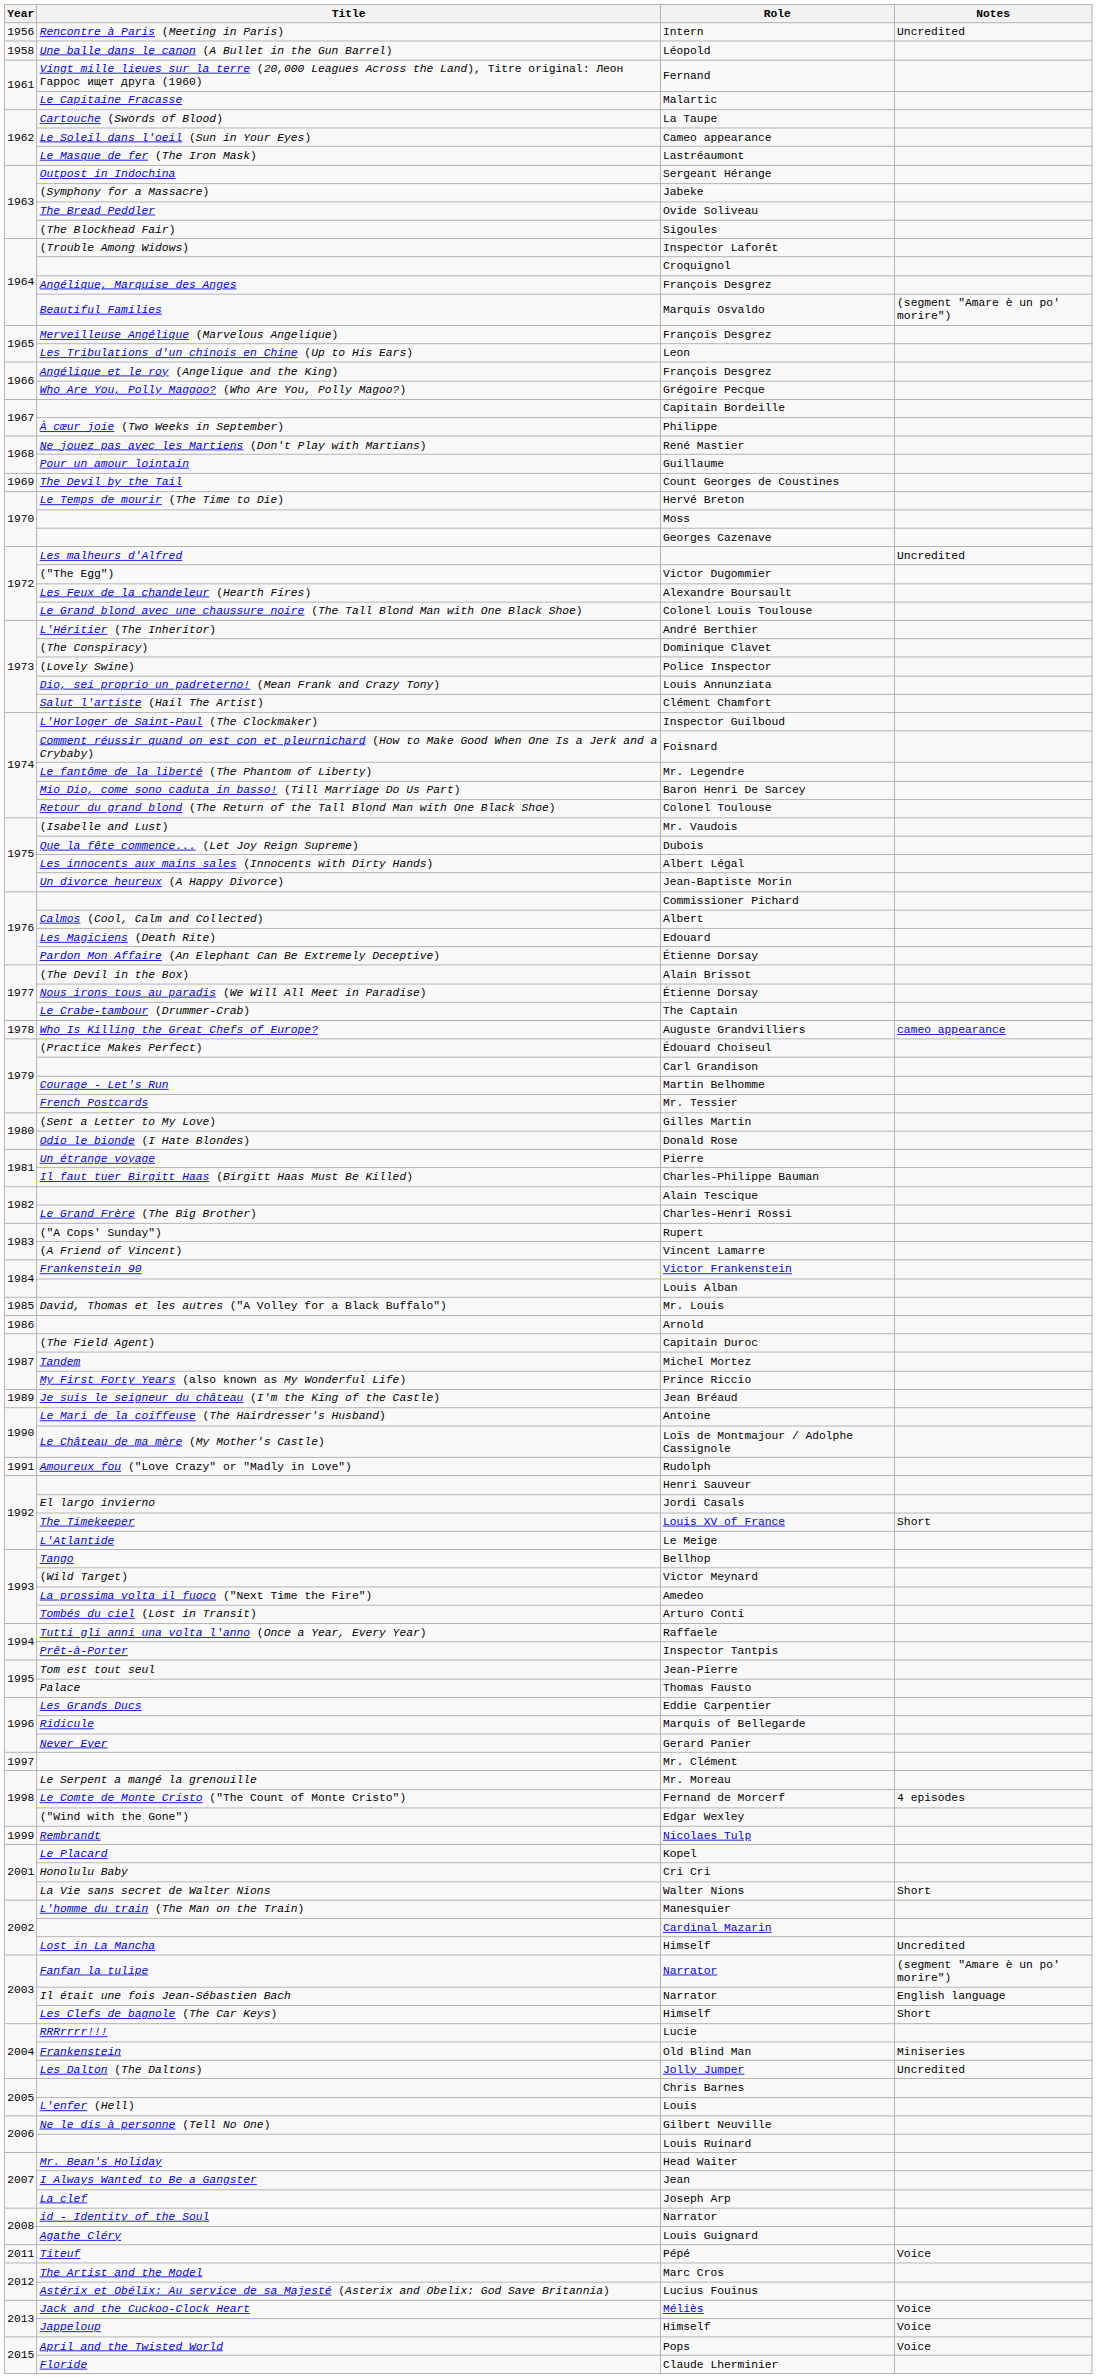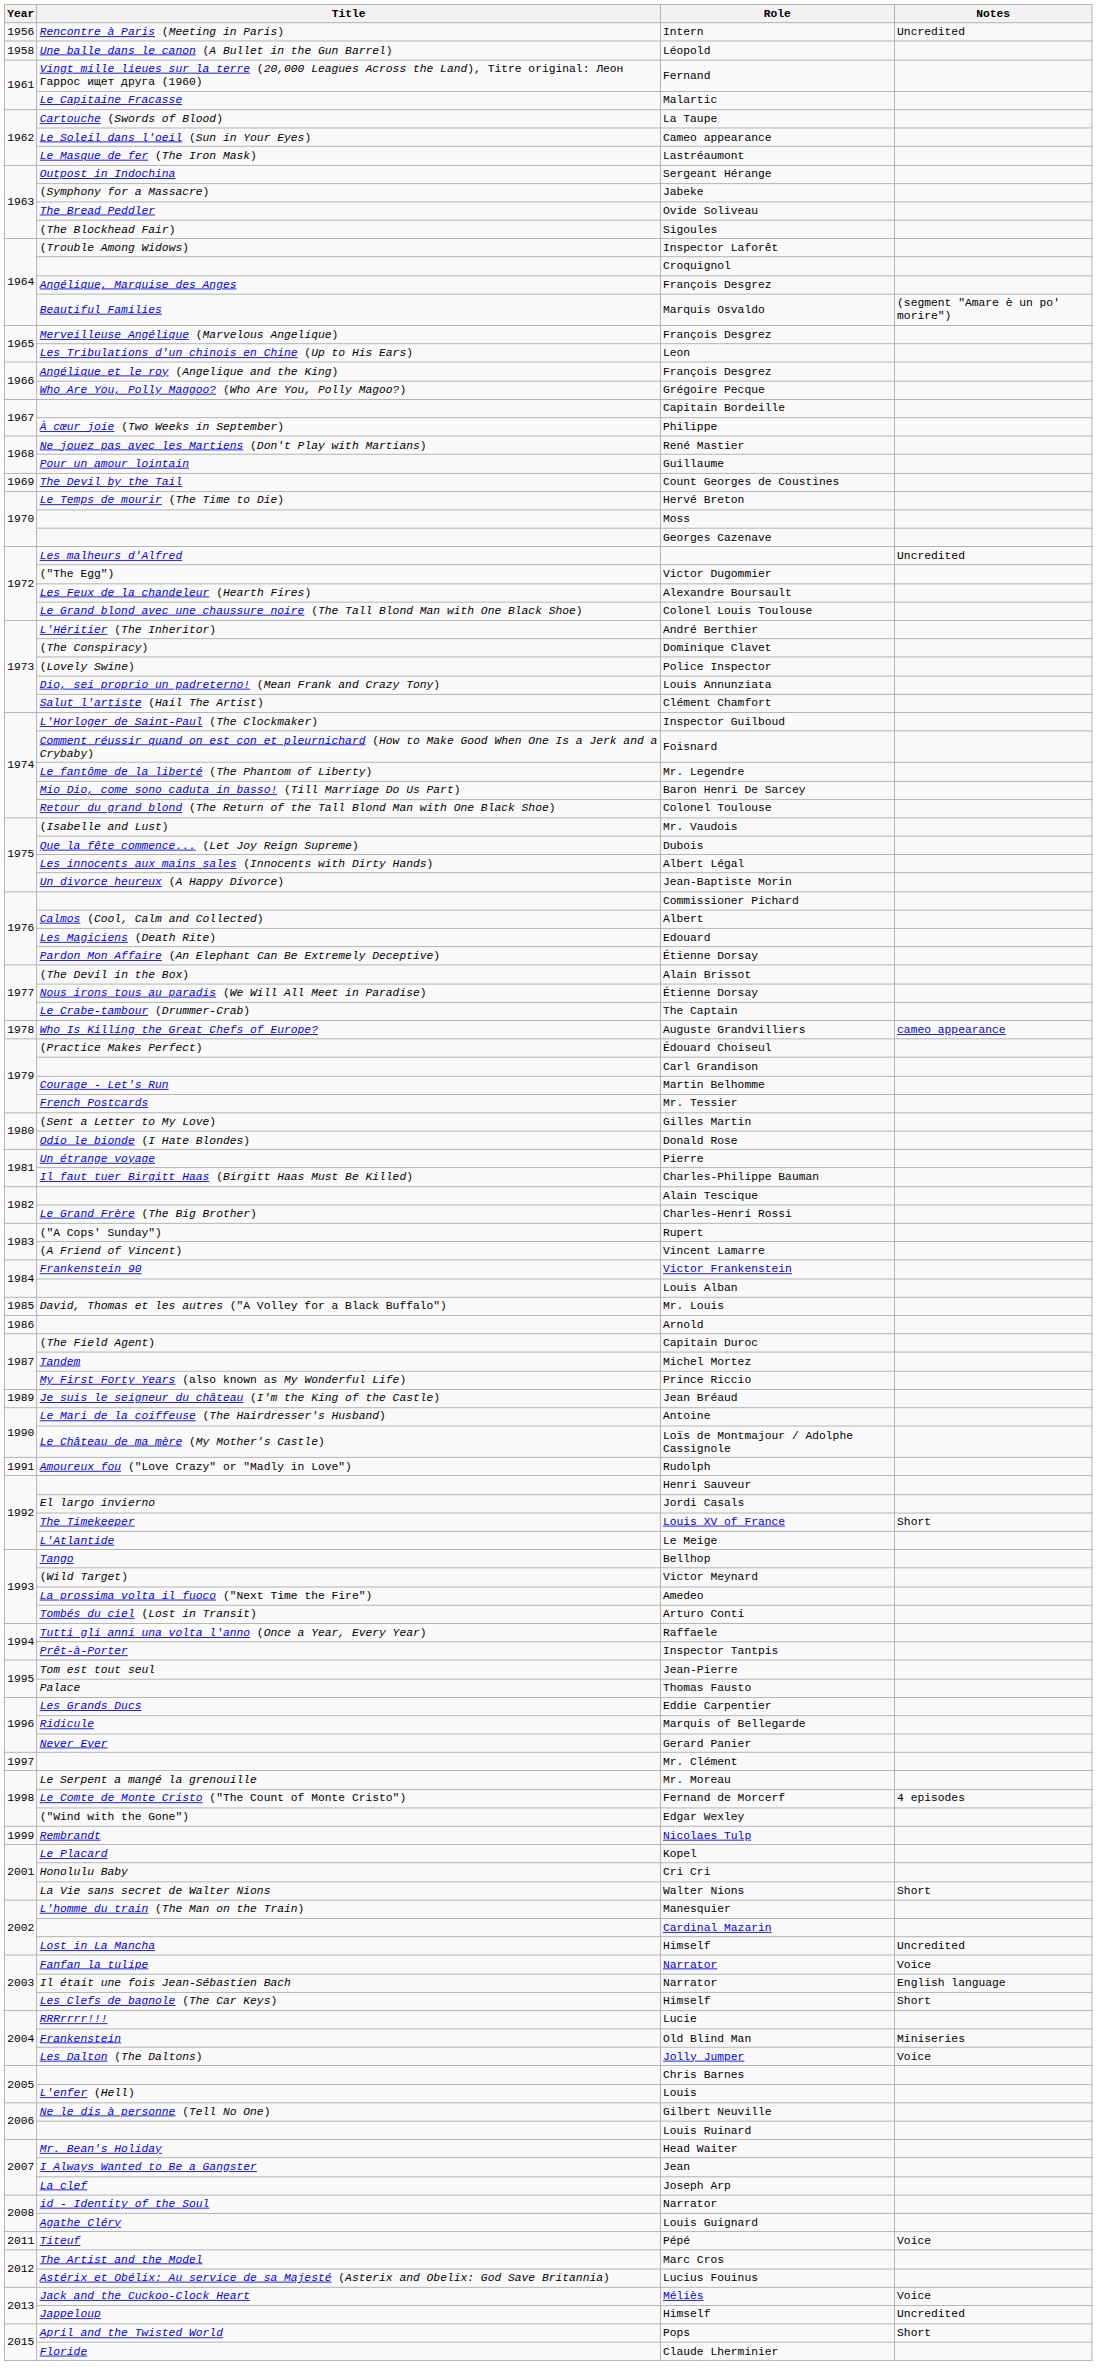(979, 1971) (segment "Amare è un po' morire") -> (914, 1964) Voice
(931, 2070) Uncredited -> (914, 2057) Voice
(914, 2328) Voice -> (931, 2315) Uncredited
(914, 2346) Voice -> (914, 2333) Short
